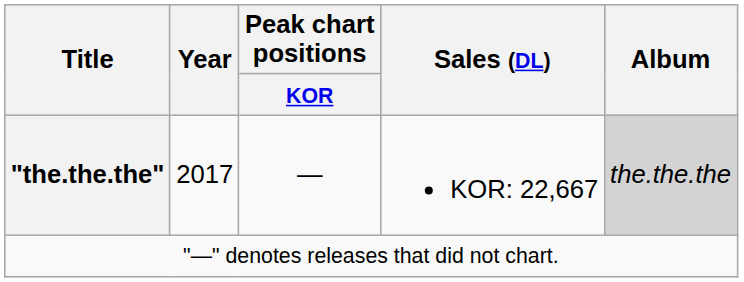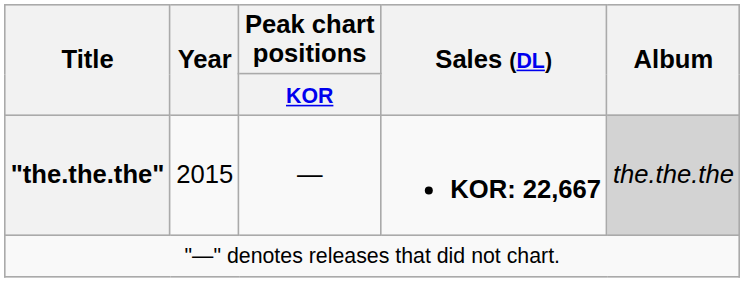(205, 174) 2017 -> (205, 174) 2015
(492, 190) normal -> (494, 190) bold
